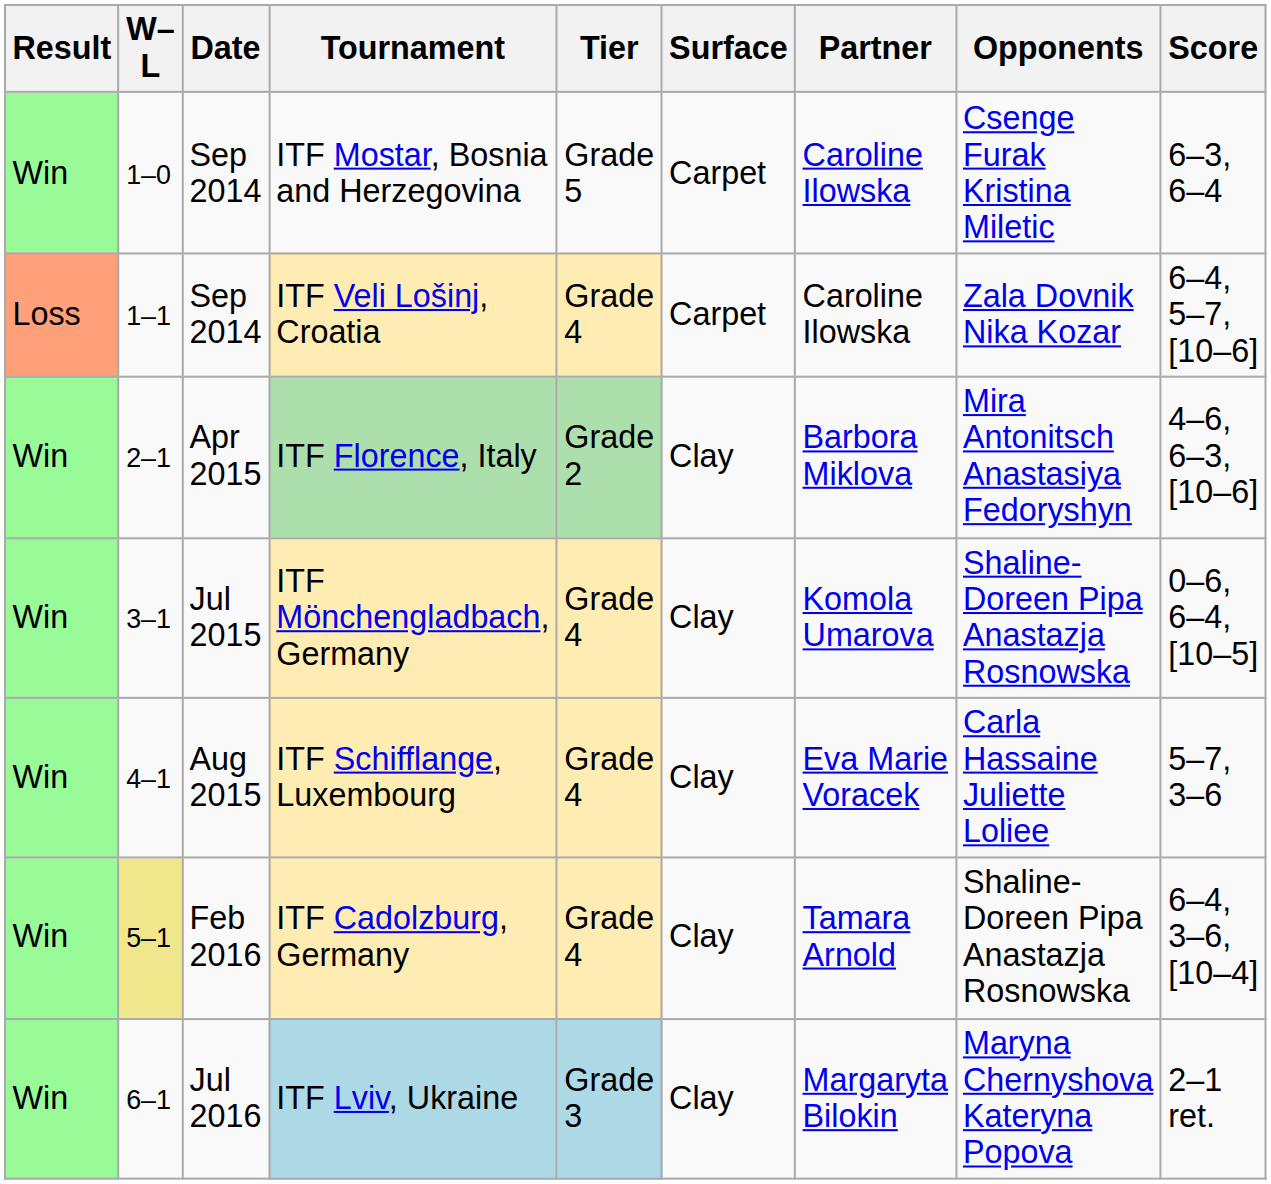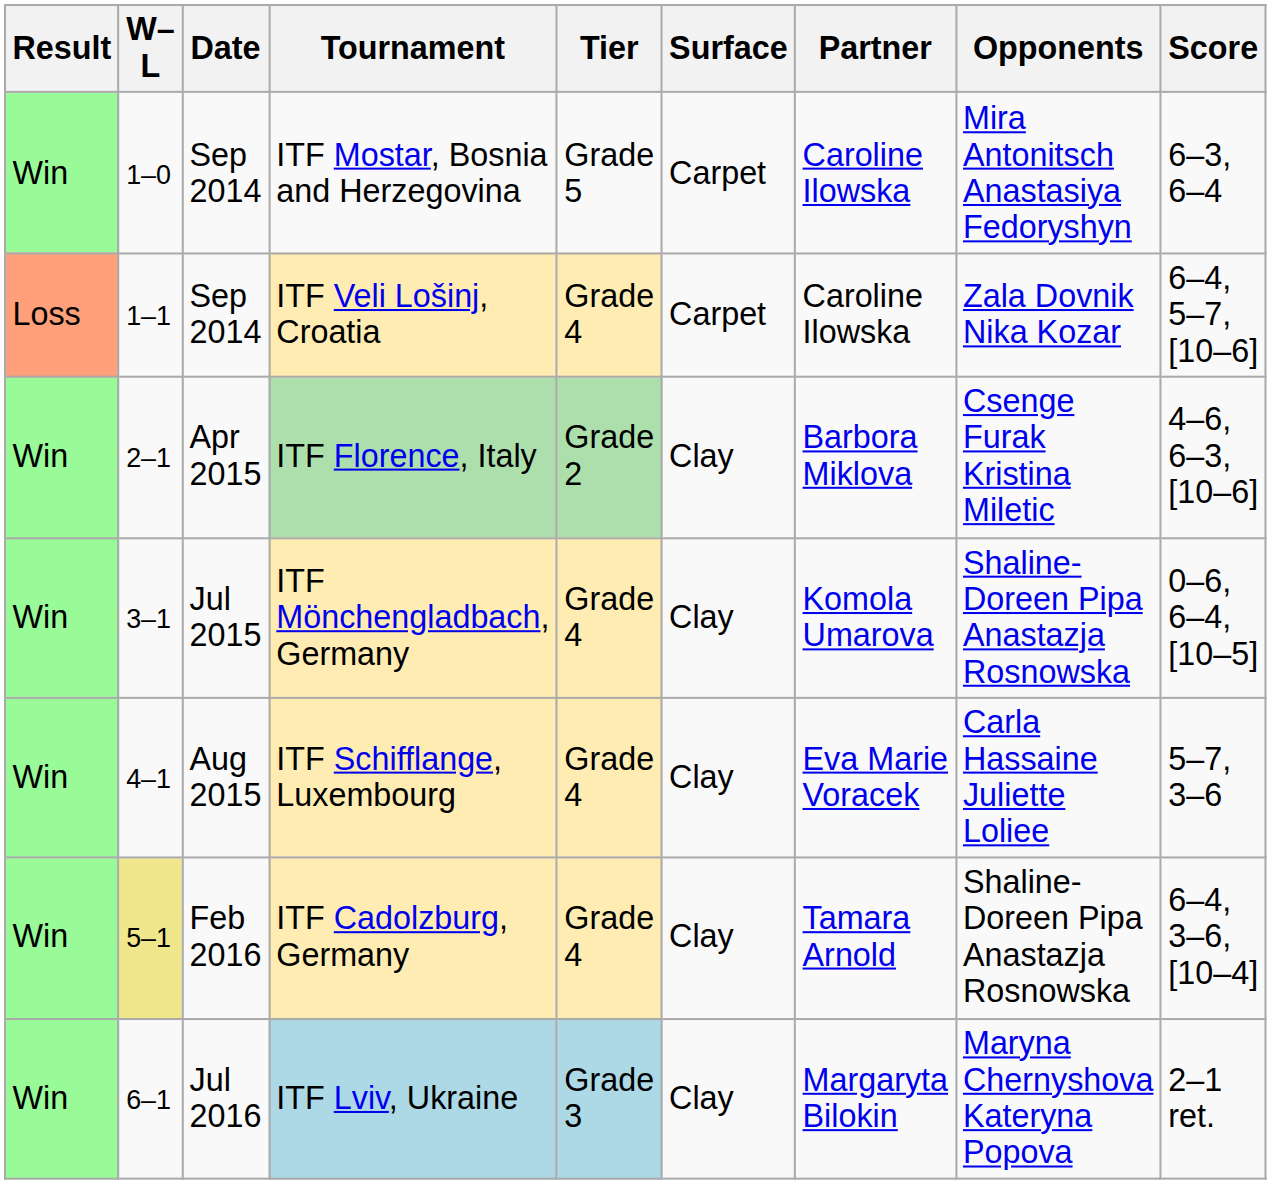(1019, 172) Csenge Furak Kristina Miletic -> (1047, 172) Mira Antonitsch Anastasiya Fedoryshyn
(1047, 456) Mira Antonitsch Anastasiya Fedoryshyn -> (1019, 456) Csenge Furak Kristina Miletic
